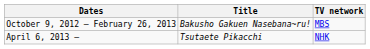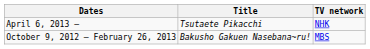rows swapped: (91, 24) <-> (43, 37)
